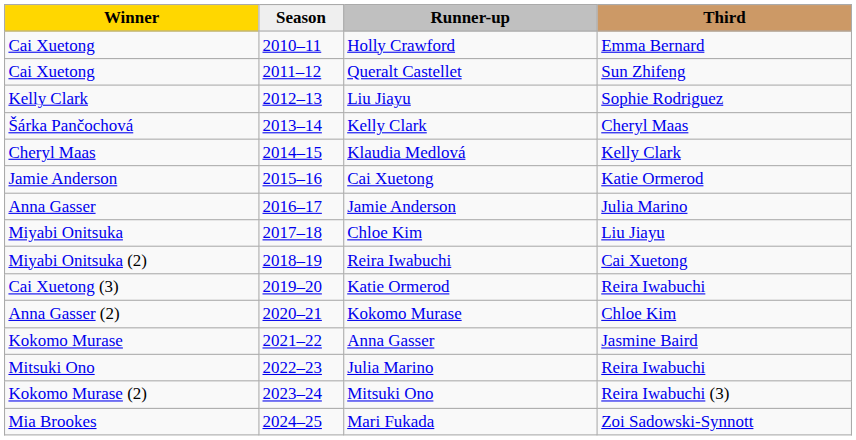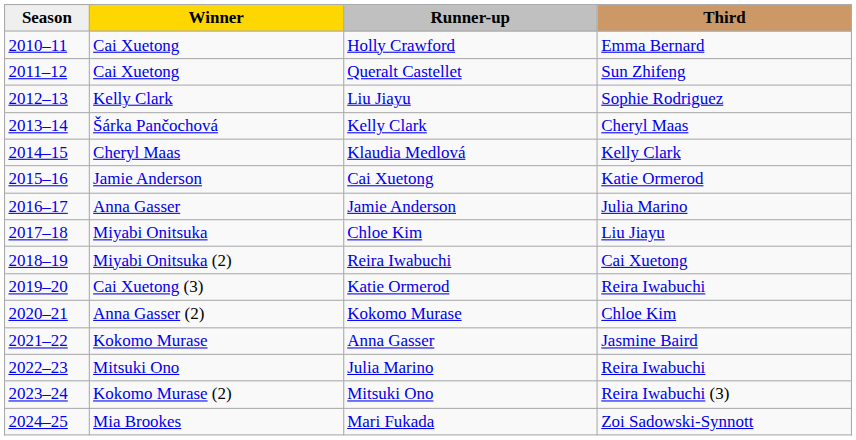columns swapped: (301, 17) <-> (132, 17)
